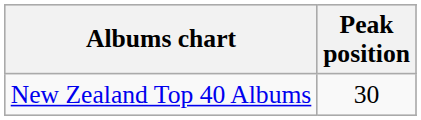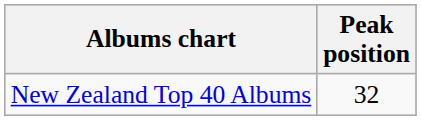(367, 94) 30 -> (367, 94) 32
